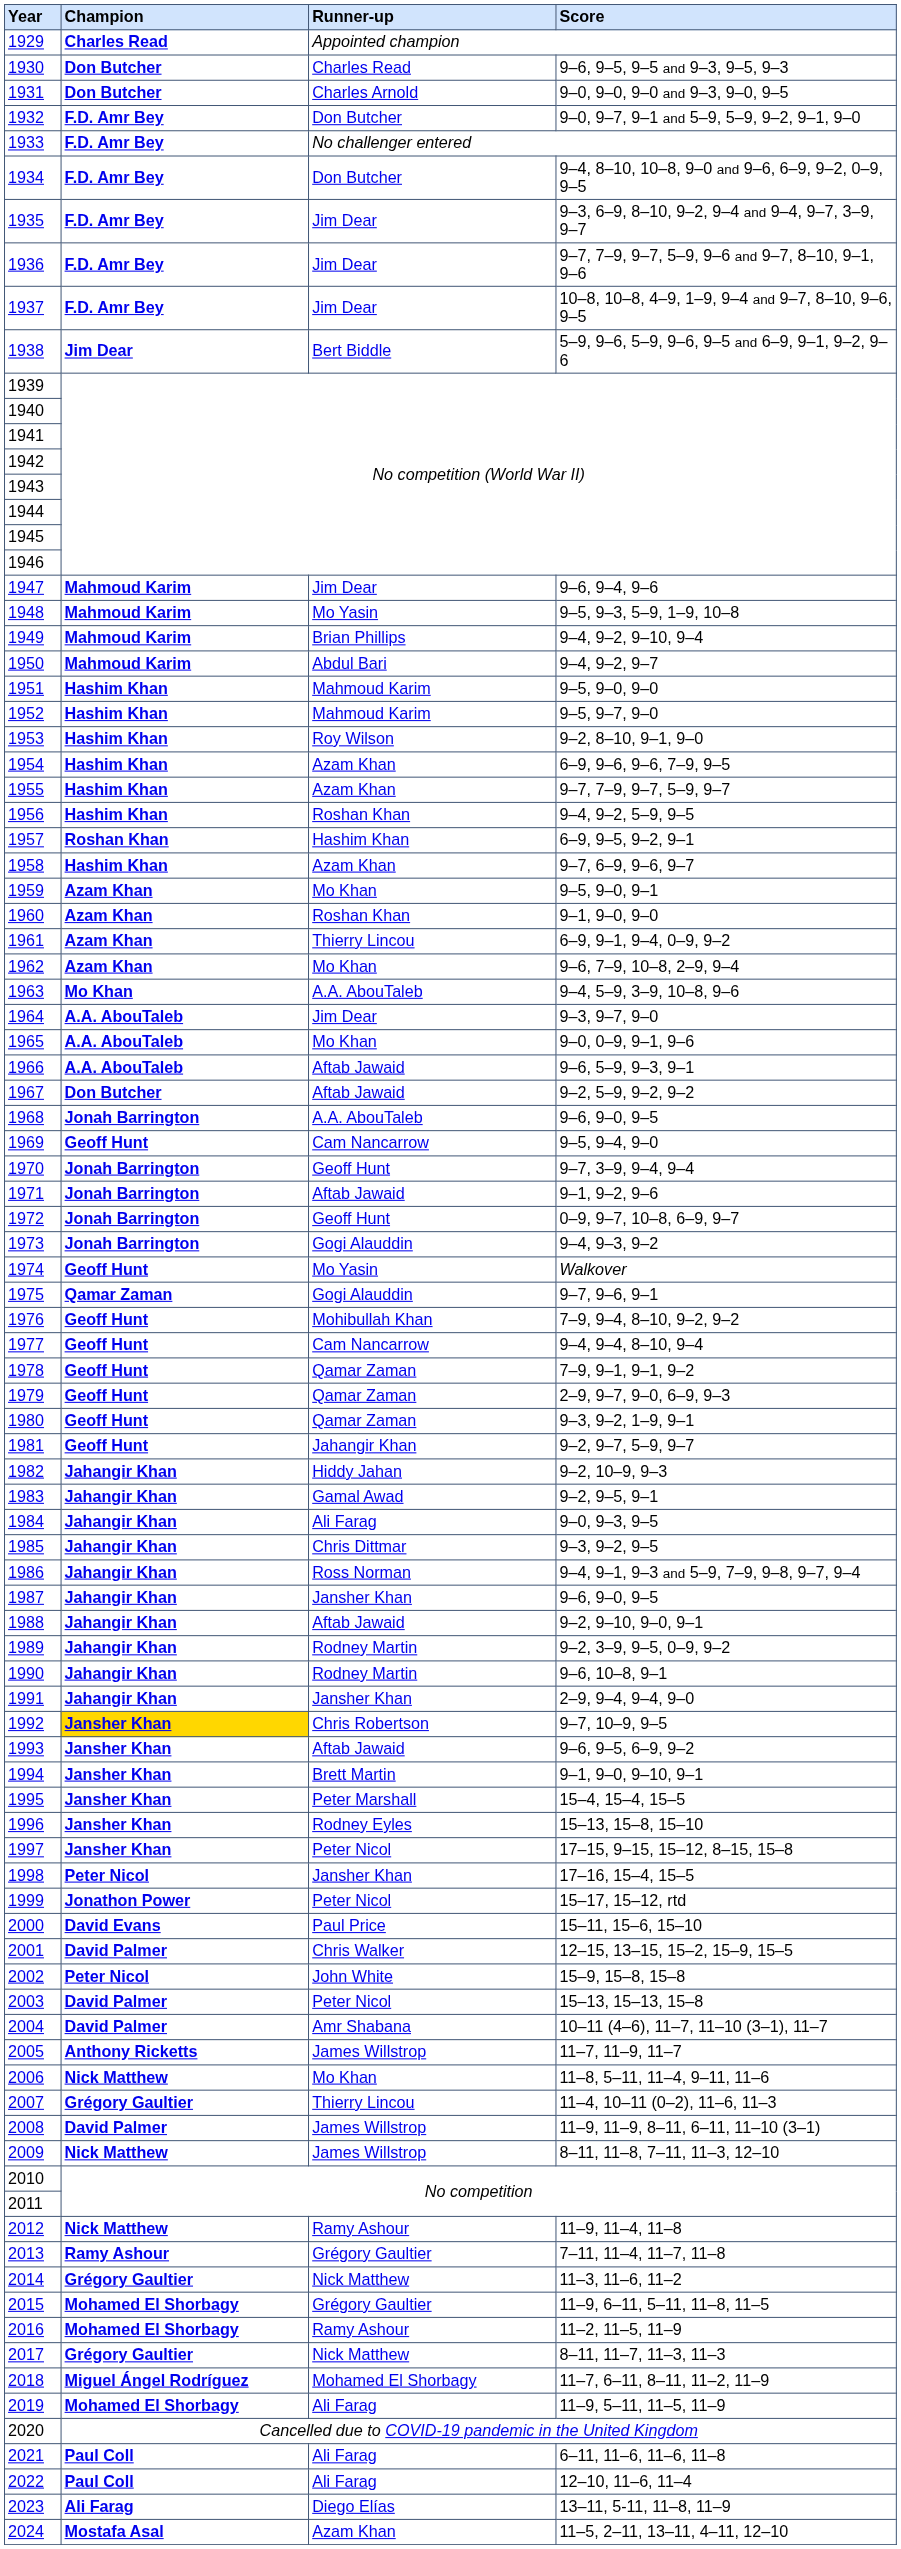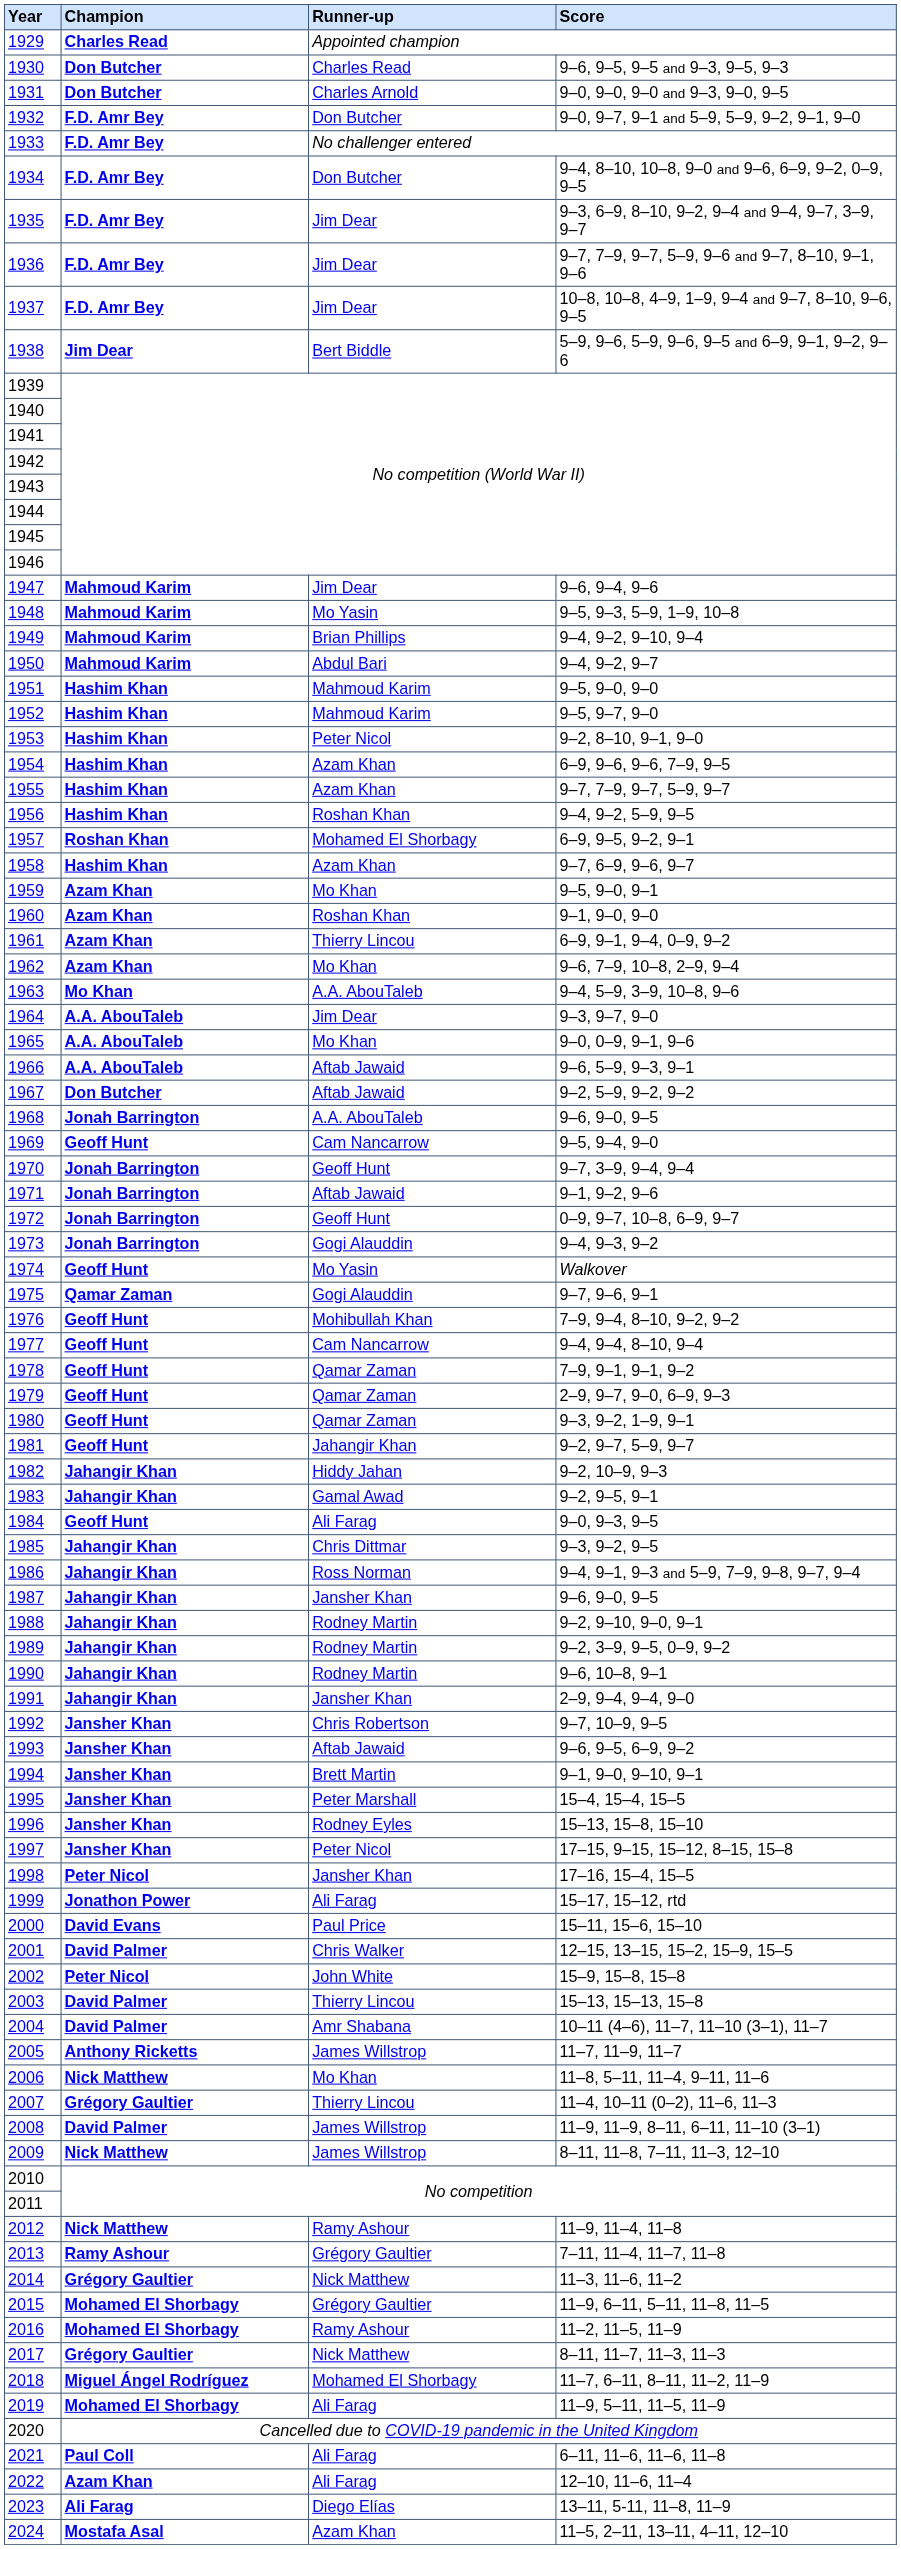(353, 739) Roy Wilson -> (352, 739) Peter Nicol
(361, 840) Hashim Khan -> (394, 840) Mohamed El Shorbagy
(121, 1522) Jahangir Khan -> (106, 1522) Geoff Hunt
(358, 1623) Aftab Jawaid -> (365, 1623) Rodney Martin
(118, 1724) gold background -> (118, 1724) no background
(352, 1900) Peter Nicol -> (345, 1900) Ali Farag
(352, 2001) Peter Nicol -> (363, 2001) Thierry Lincou
(99, 2481) Paul Coll -> (109, 2481) Azam Khan
